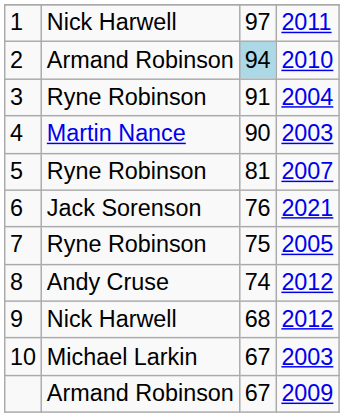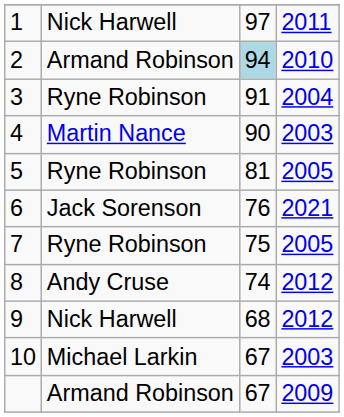(307, 171) 2007 -> (307, 171) 2005
